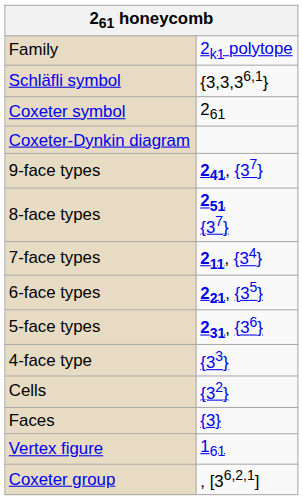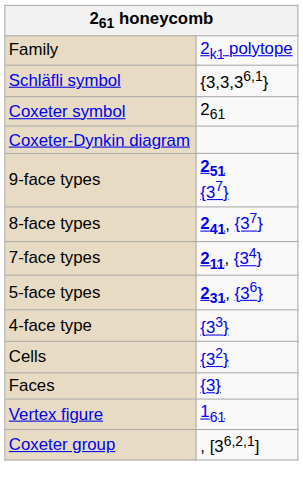(232, 170) 241, {37} -> (214, 179) 251 {37}
(214, 214) 251 {37} -> (232, 224) 241, {37}
- row: (55, 292)
